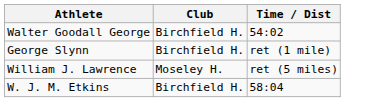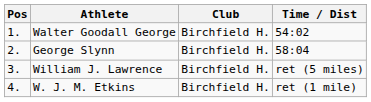+ column: (17, 14)
(290, 51) ret (1 mile) -> (292, 51) 58:04
(190, 69) Moseley H. -> (226, 69) Birchfield H.
(266, 87) 58:04 -> (316, 87) ret (1 mile)
